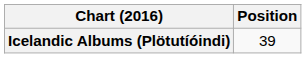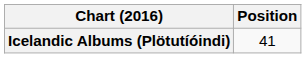(267, 40) 39 -> (267, 40) 41
